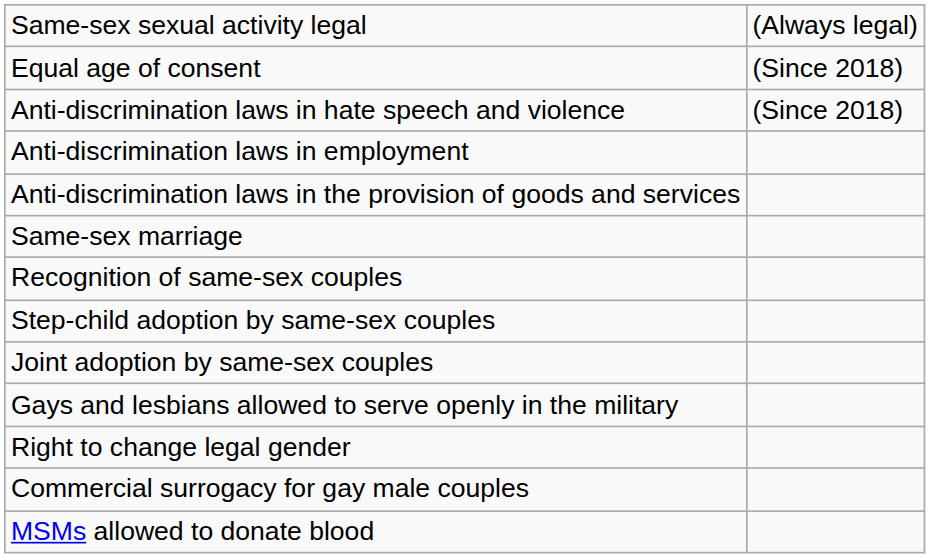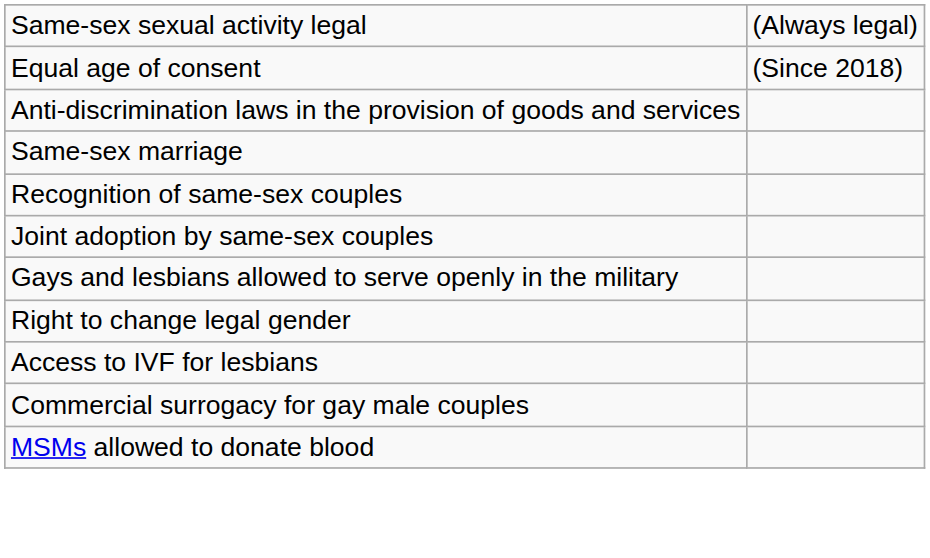- row: (318, 109)
- row: (240, 151)
- row: (253, 320)
+ row: (164, 362)
